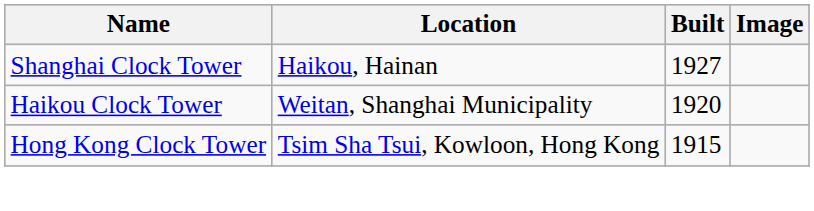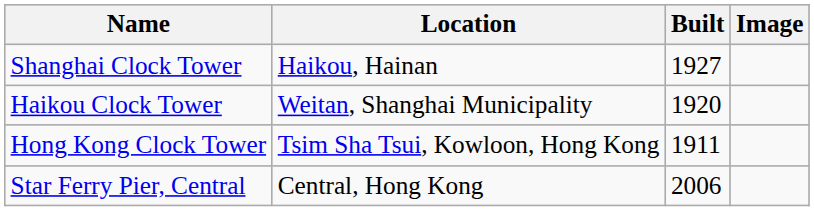(696, 144) 1915 -> (696, 144) 1911
+ row: (128, 184)
